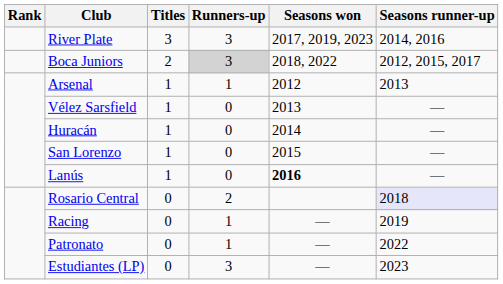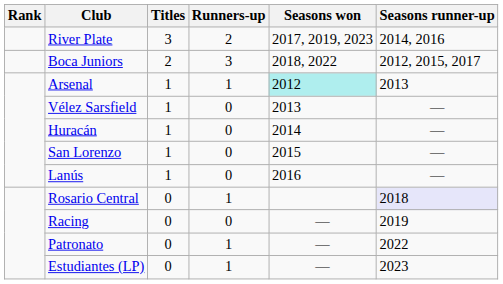(229, 38) 3 -> (229, 38) 2
(229, 61) lightgrey background -> (229, 61) no background
(287, 84) no background -> (287, 84) paleturquoise background
(287, 175) bold -> (287, 175) normal
(229, 198) 2 -> (229, 198) 1
(229, 221) 1 -> (229, 221) 0
(229, 267) 3 -> (229, 267) 1
